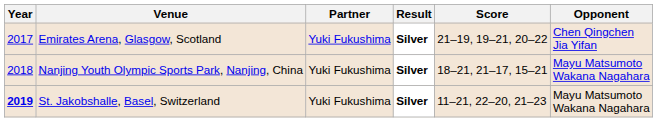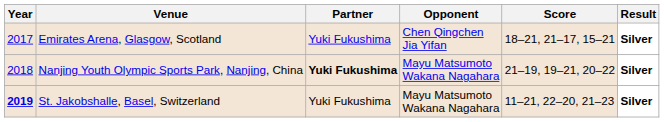columns swapped: (601, 14) <-> (414, 14)
(492, 39) 21–19, 19–21, 20–22 -> (560, 39) 18–21, 21–17, 15–21
(350, 70) normal -> (353, 70) bold
(492, 70) 18–21, 21–17, 15–21 -> (560, 70) 21–19, 19–21, 20–22
